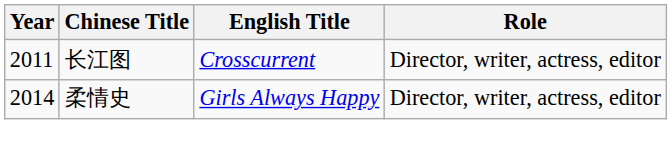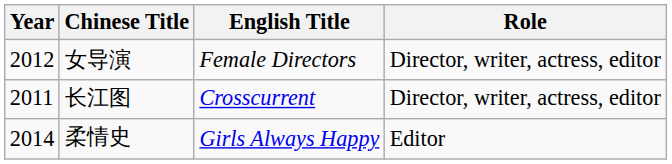+ row: (98, 58)
(525, 98) Director, writer, actress, editor -> (417, 138) Editor
